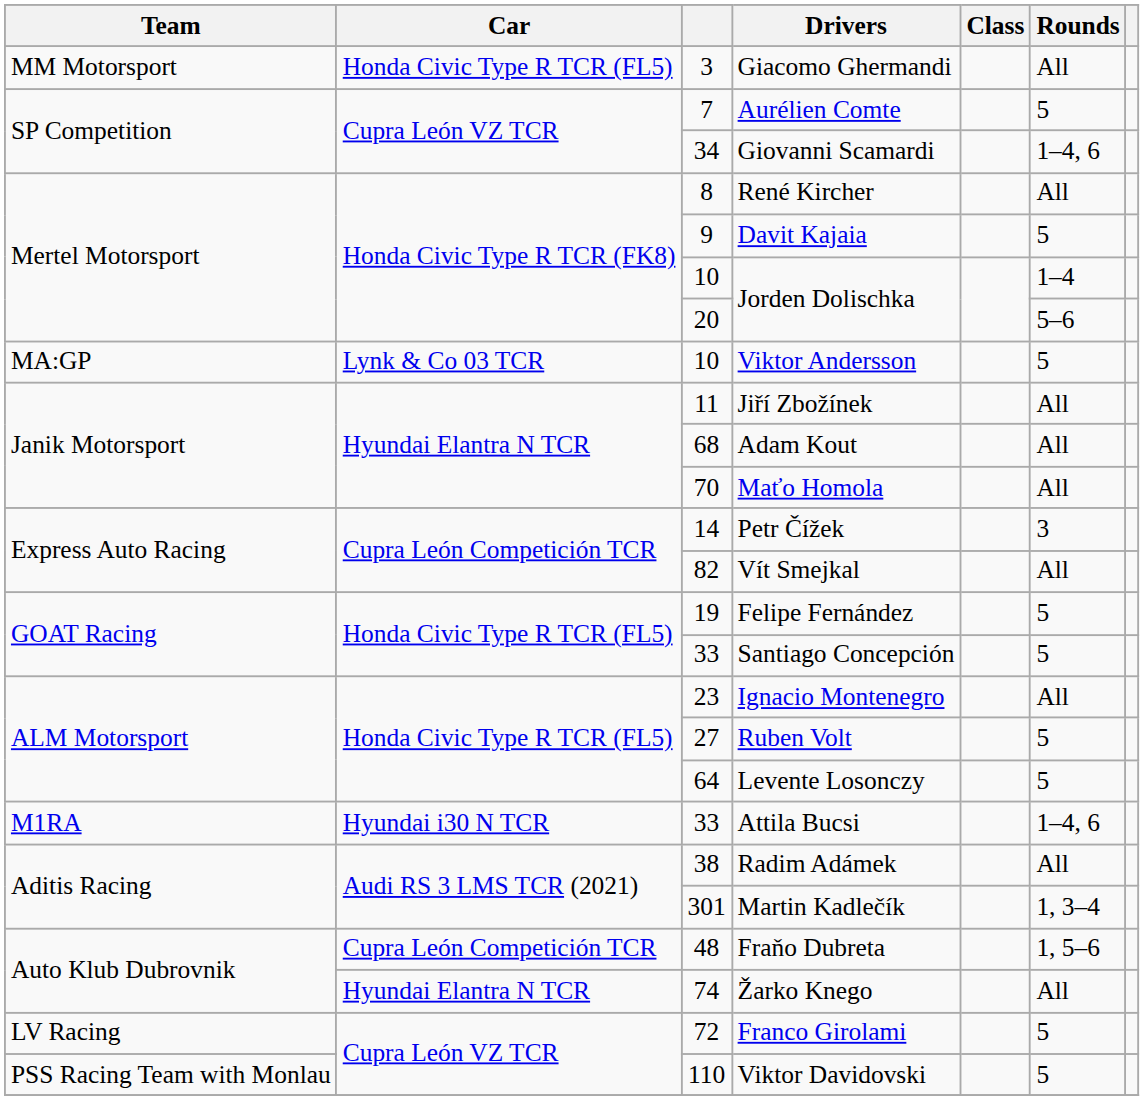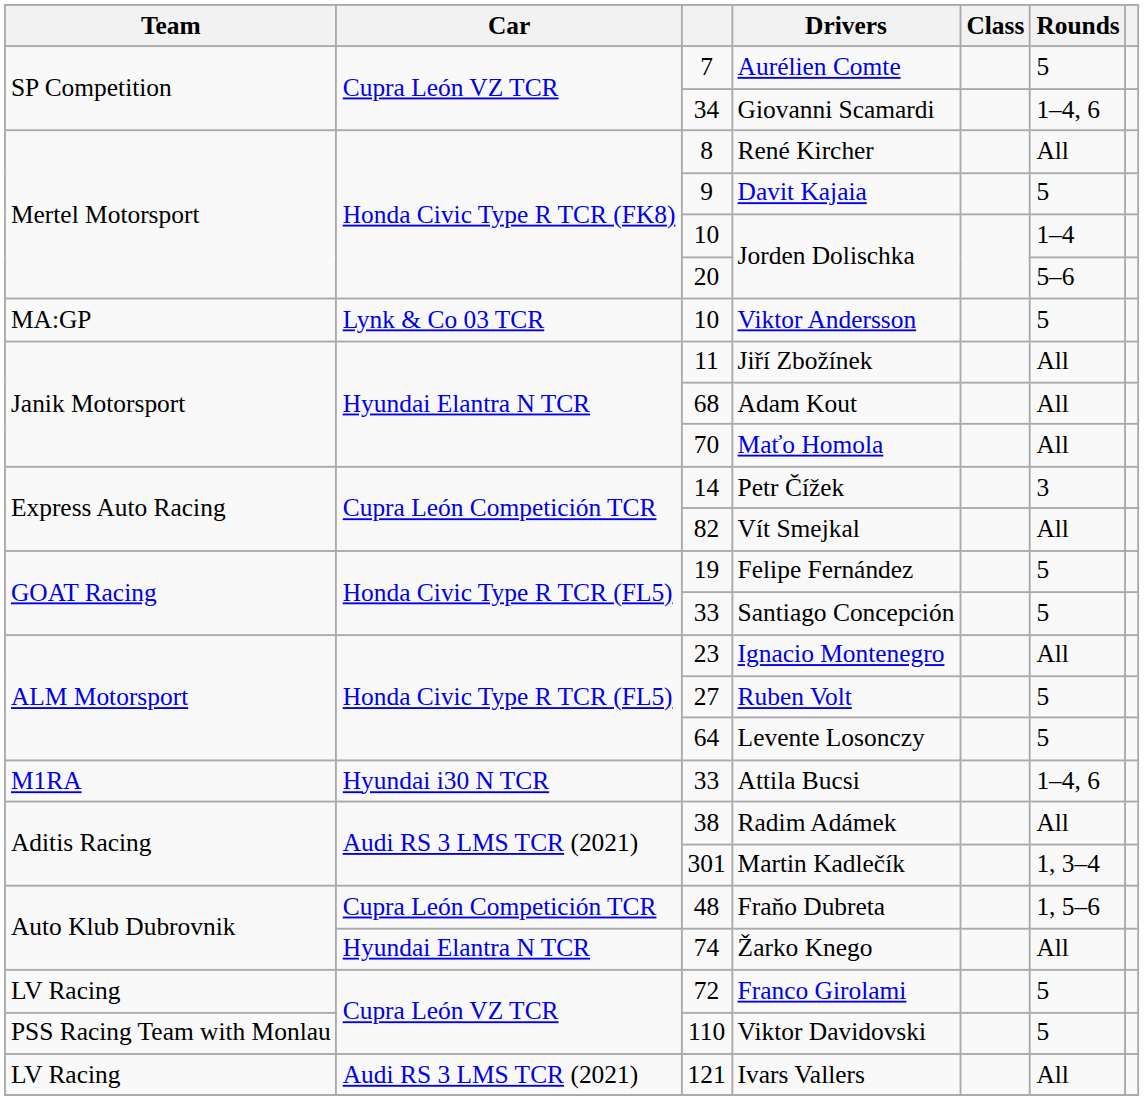- row: (707, 67)
+ row: (707, 1074)
